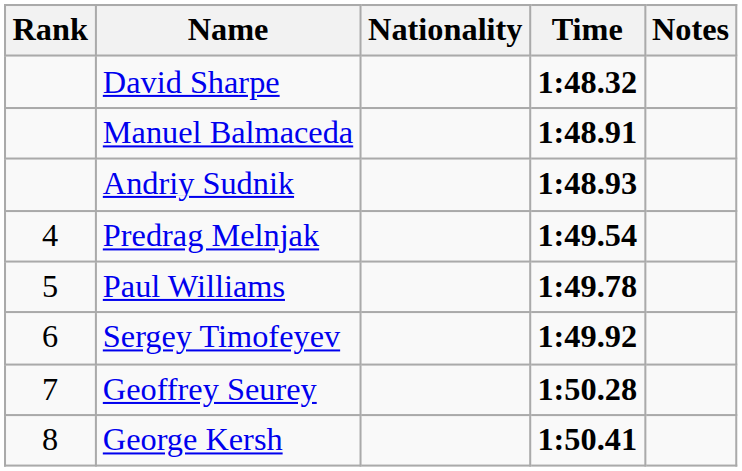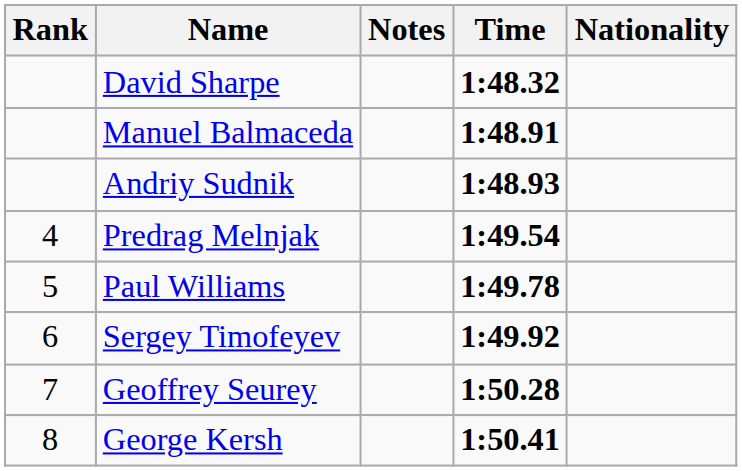columns swapped: (445, 30) <-> (691, 30)
